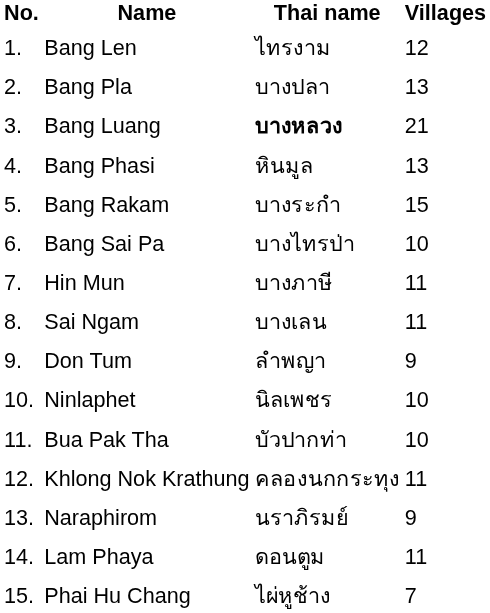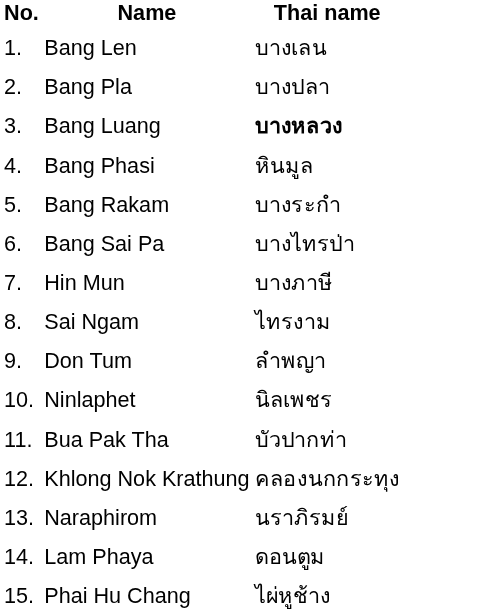- column: (445, 13)
(293, 48) ไทรงาม -> (291, 48) บางเลน
(291, 322) บางเลน -> (293, 322) ไทรงาม
